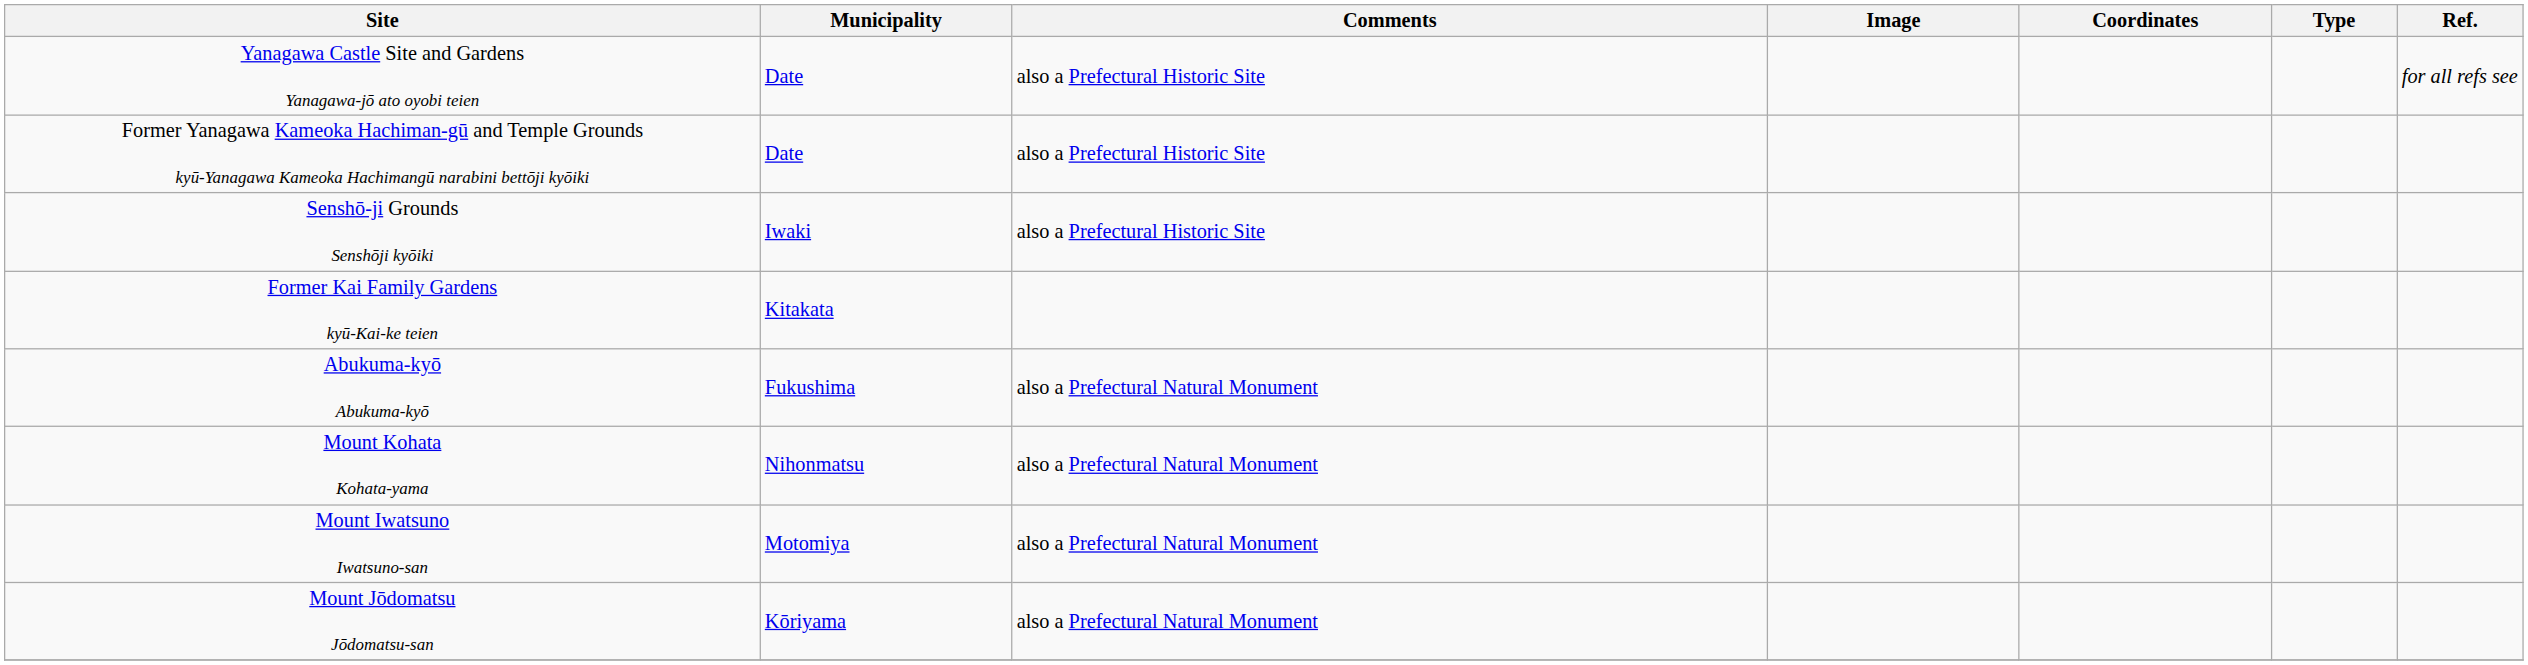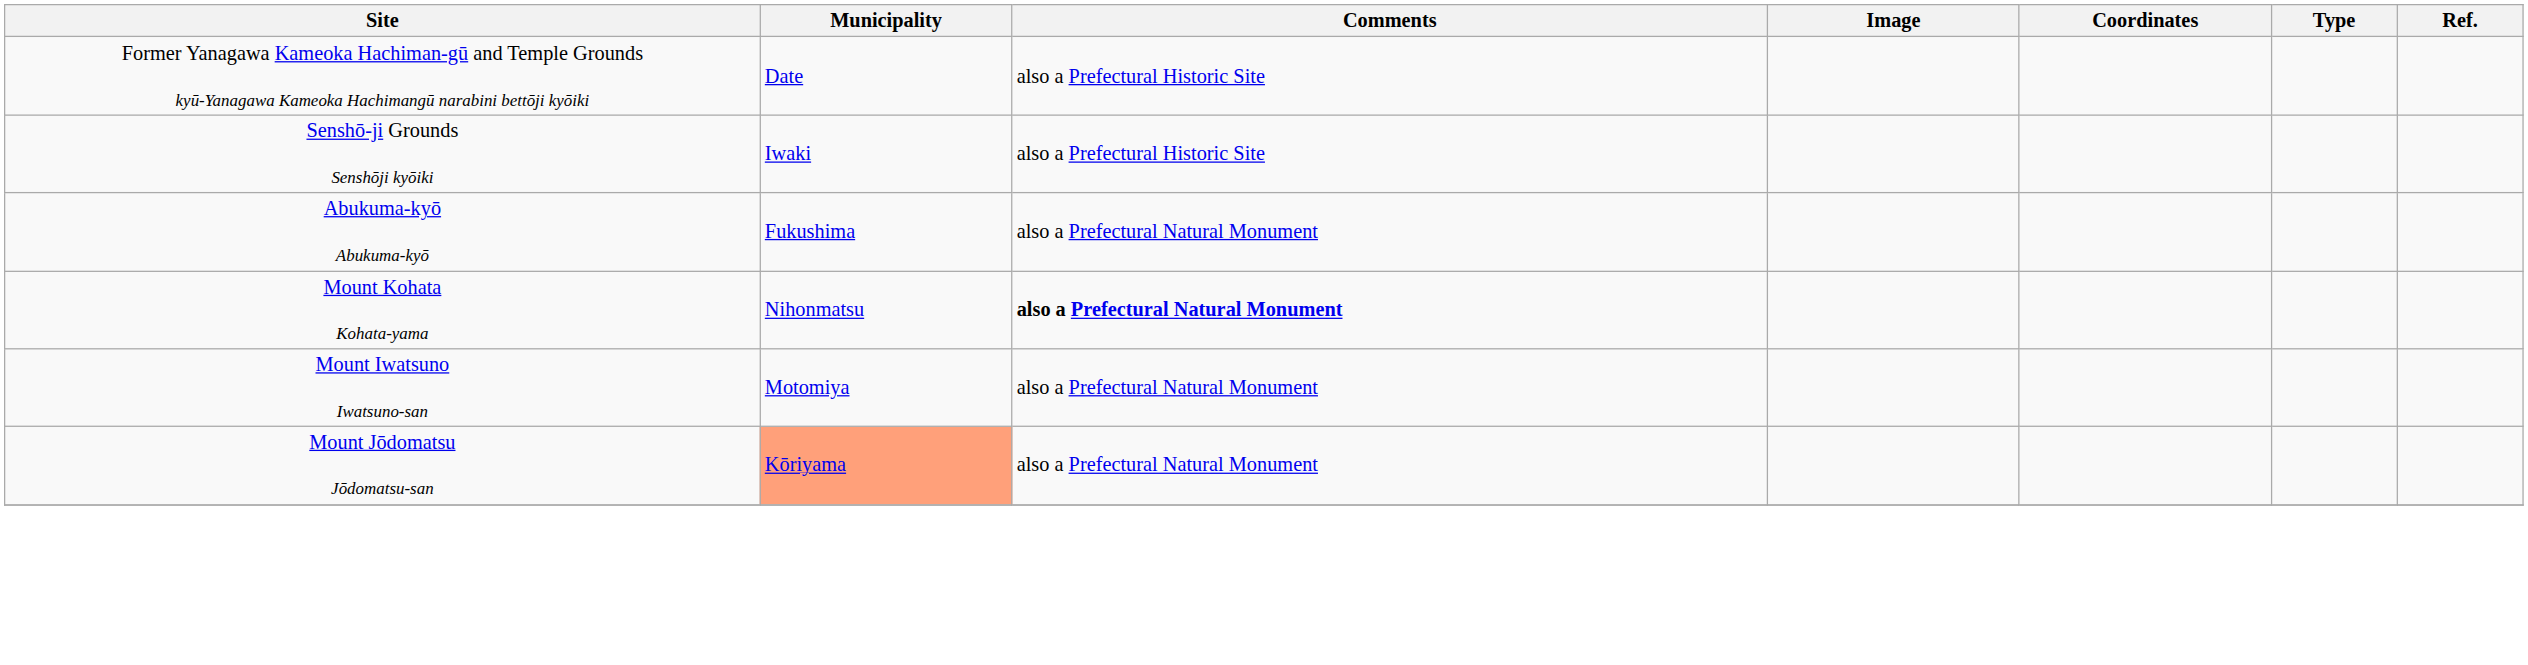- row: (382, 75)
- row: (382, 309)
(1167, 465) normal -> (1180, 309) bold
(805, 621) no background -> (805, 465) lightsalmon background
